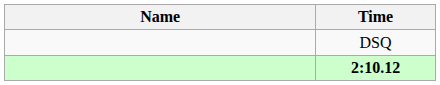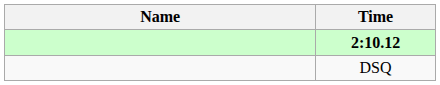rows swapped: (376, 67) <-> (376, 42)
